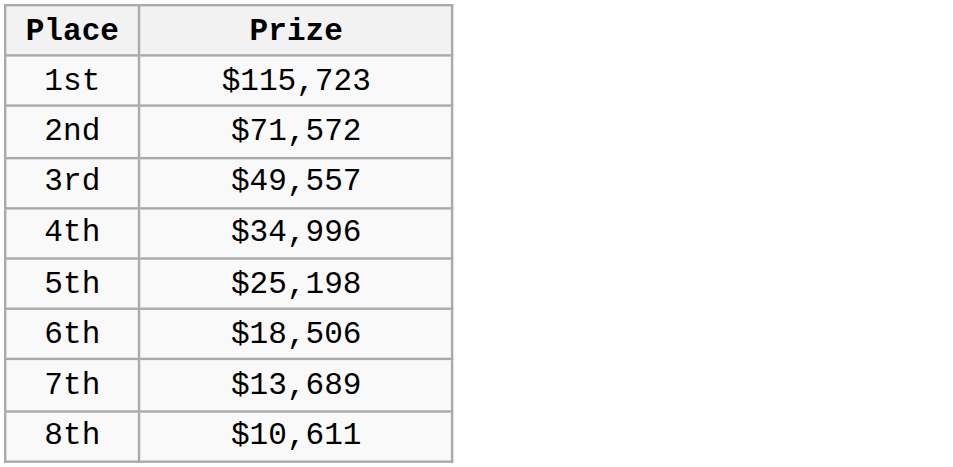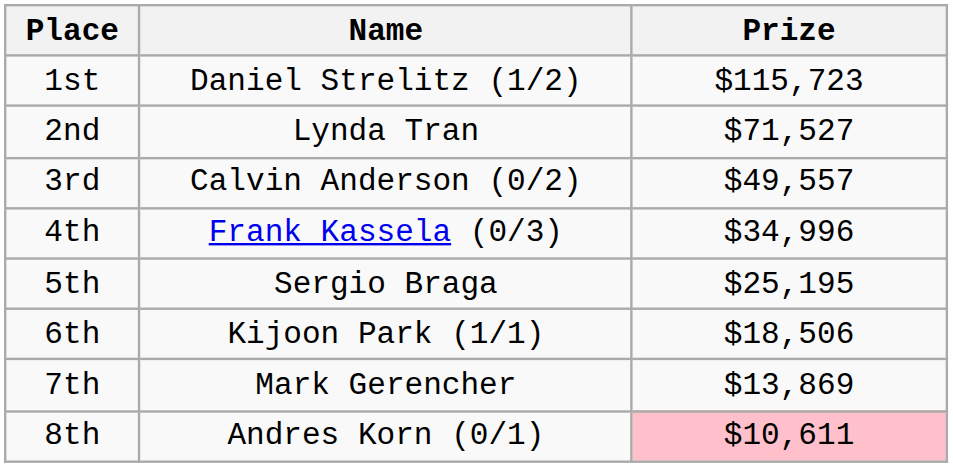+ column: (386, 31)
(296, 132) $71,572 -> (789, 132) $71,527
(296, 284) $25,198 -> (789, 284) $25,195
(296, 385) $13,689 -> (789, 385) $13,869
(296, 436) no background -> (789, 436) pink background
